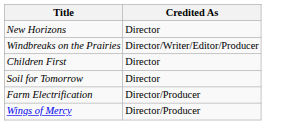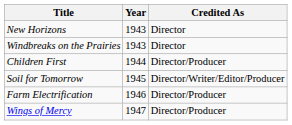+ column: (136, 12)
(192, 45) Director/Writer/Editor/Producer -> (168, 45) Director
(143, 62) Director -> (188, 62) Director/Producer
(143, 78) Director -> (218, 78) Director/Writer/Editor/Producer
